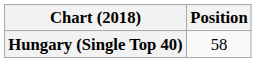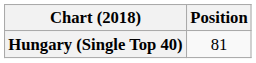(219, 44) 58 -> (219, 44) 81
